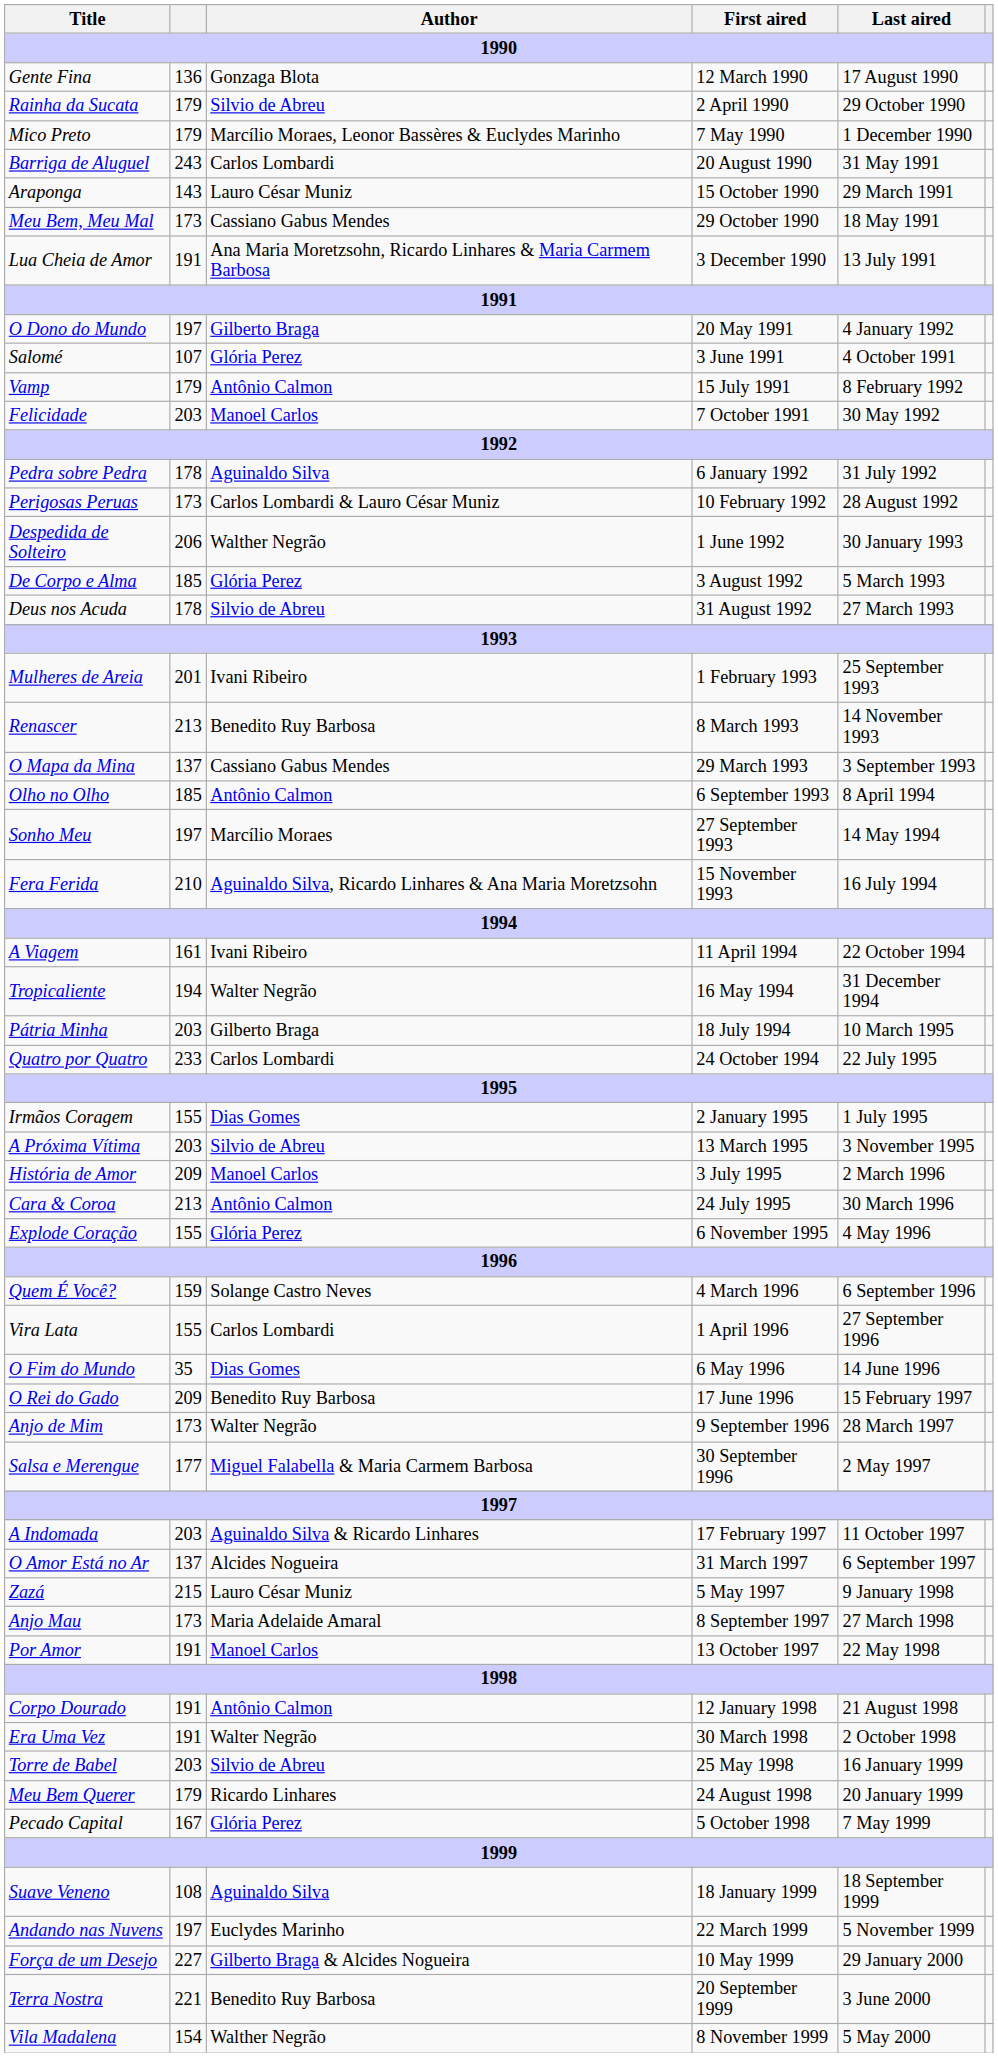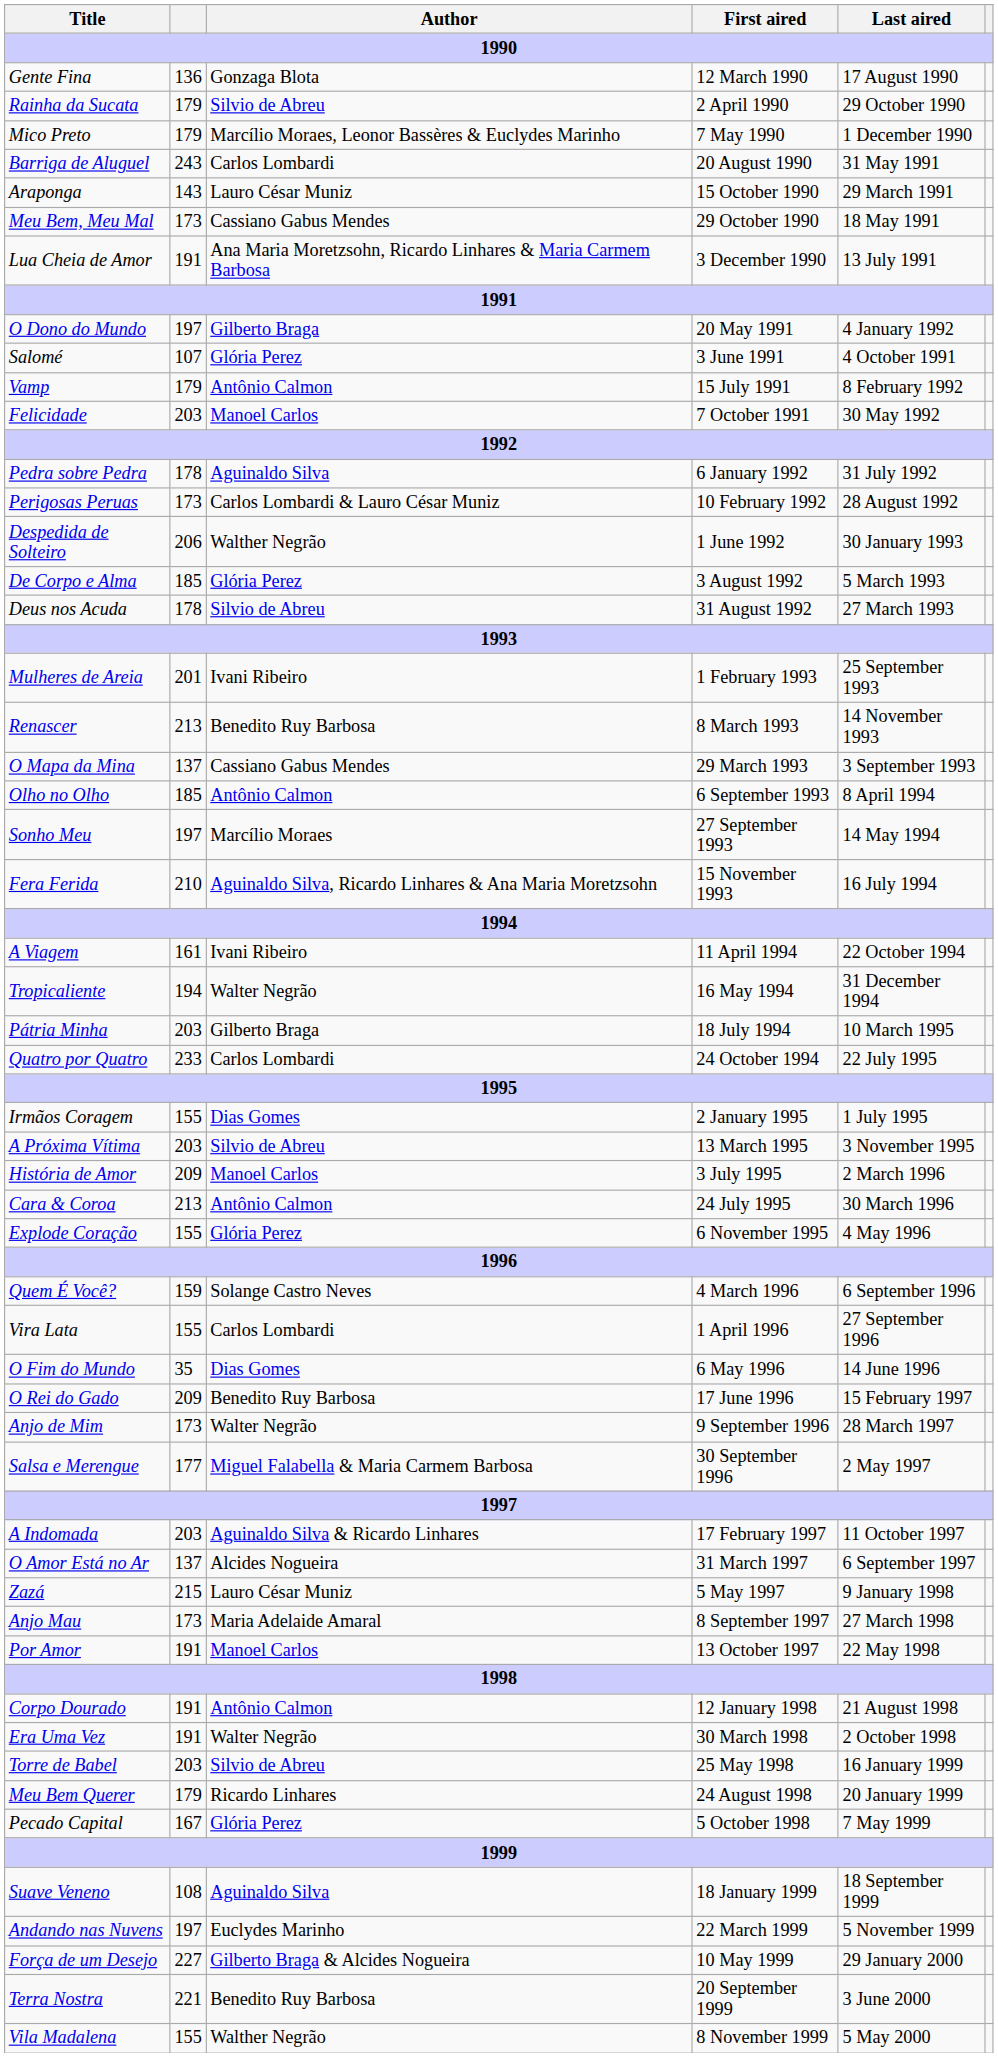(188, 2038) 154 -> (188, 2038) 155
